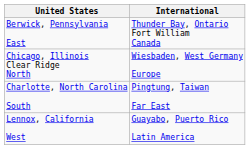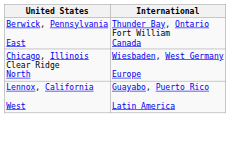- row: (67, 97)
